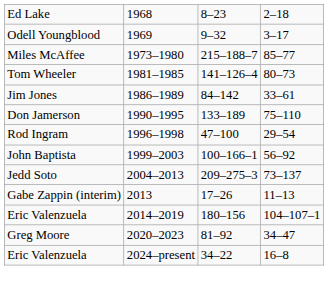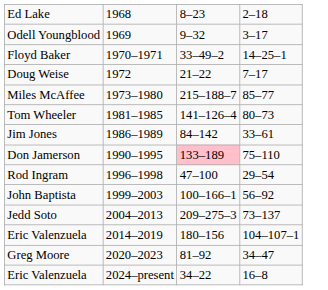+ row: (39, 54)
+ row: (38, 74)
(223, 114) no background -> (202, 154) pink background
- row: (64, 194)
